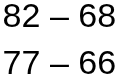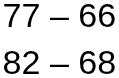rows swapped: (59, 15) <-> (59, 62)
